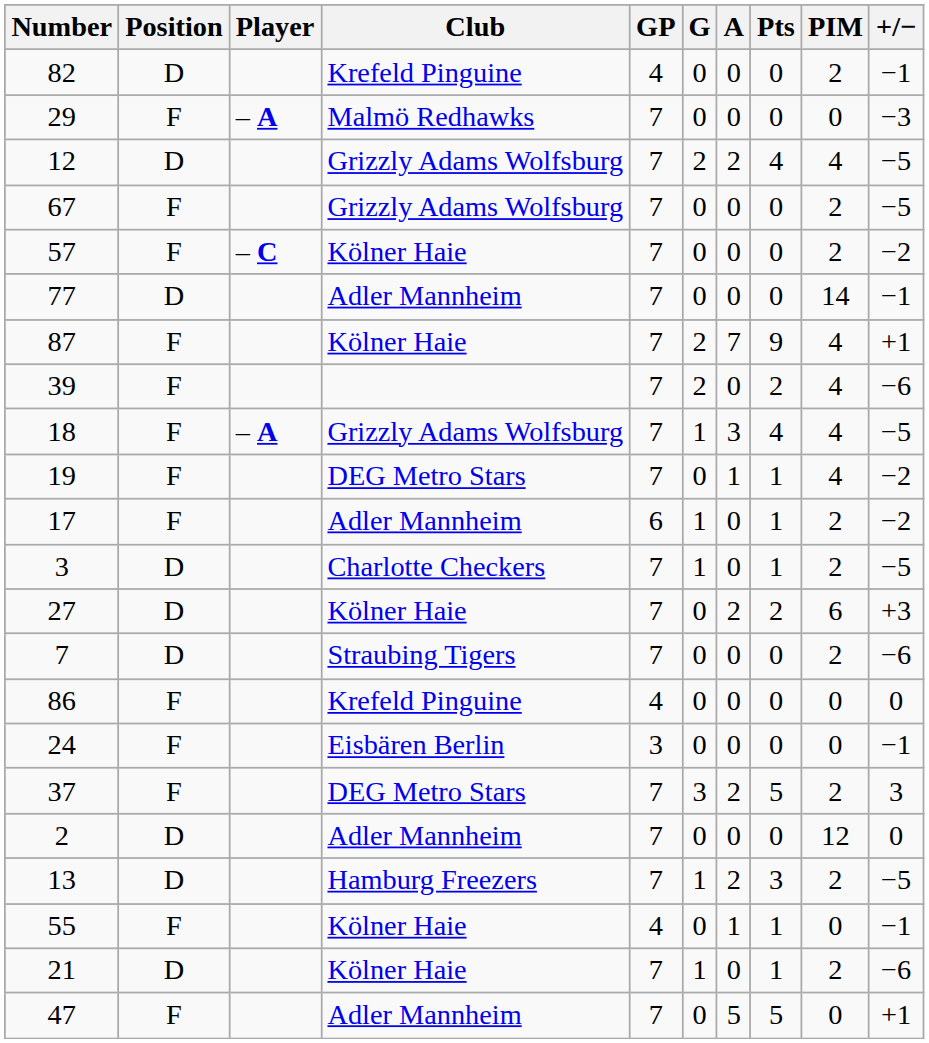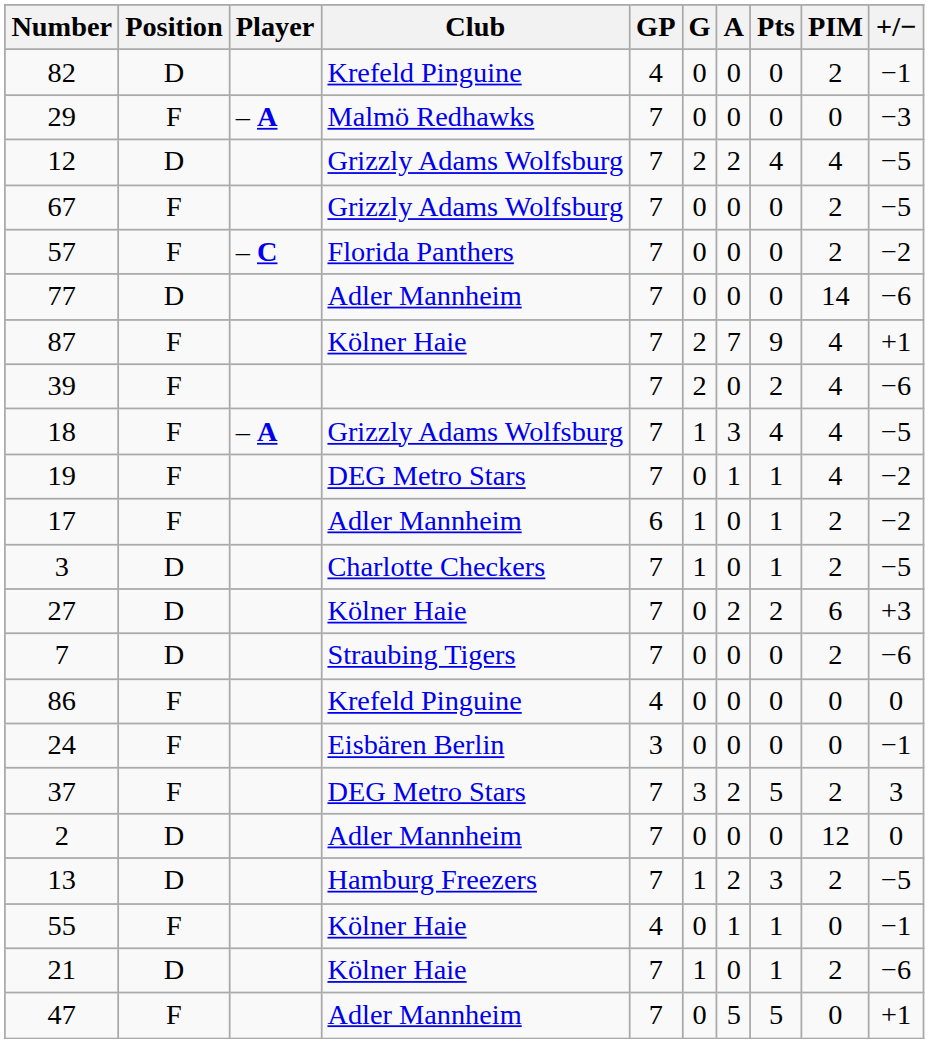(397, 251) Kölner Haie -> (421, 251) Florida Panthers
(896, 296) −1 -> (896, 296) −6
